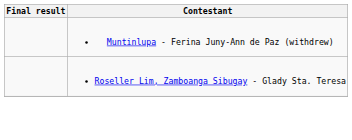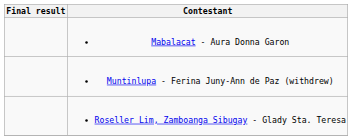+ row: (208, 42)
